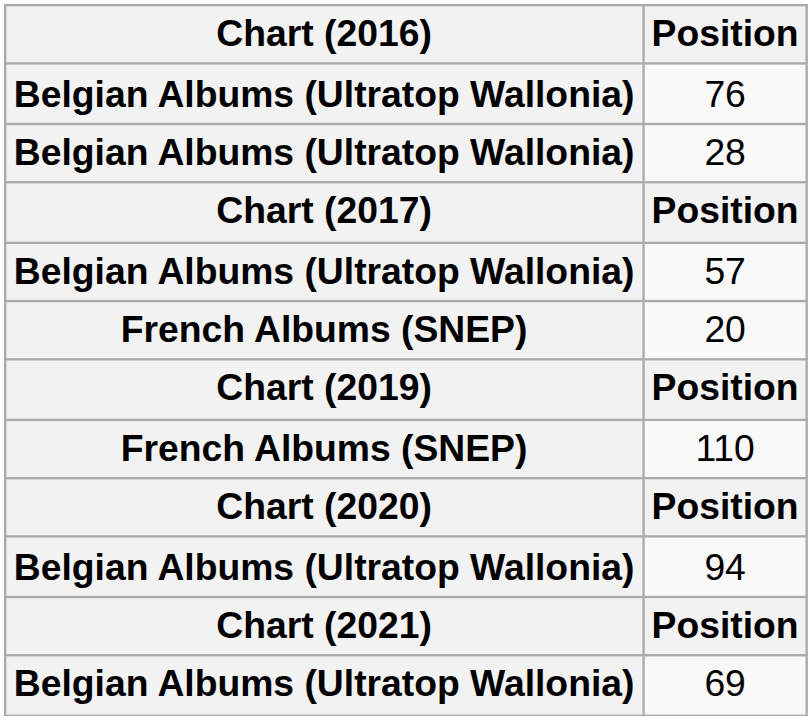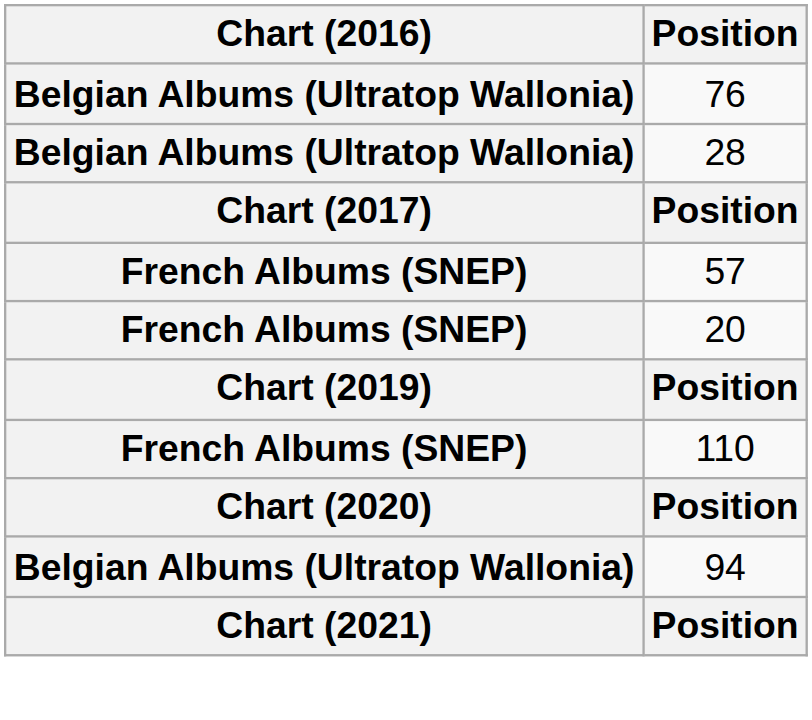(324, 270) Belgian Albums (Ultratop Wallonia) -> (324, 270) French Albums (SNEP)
- row: (725, 684)
